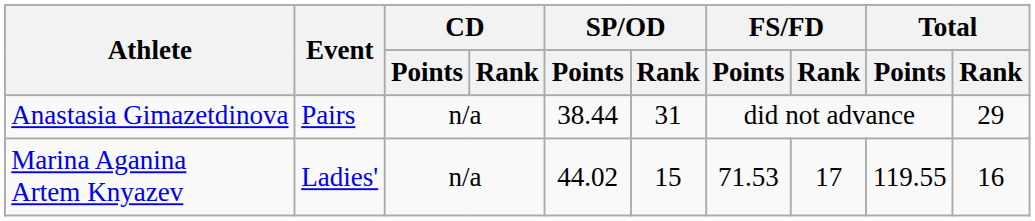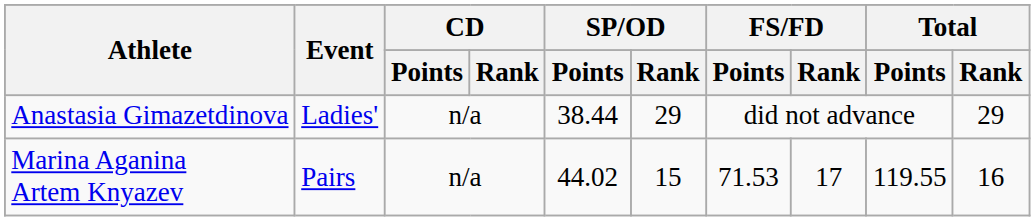(328, 116) Pairs -> (340, 116) Ladies'
(668, 116) 31 -> (668, 116) 29
(340, 177) Ladies' -> (328, 177) Pairs
